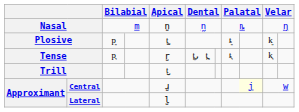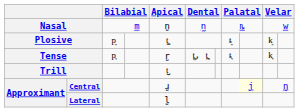(286, 26) ŋ -> (286, 26) w
(286, 86) w -> (286, 86) ŋ
